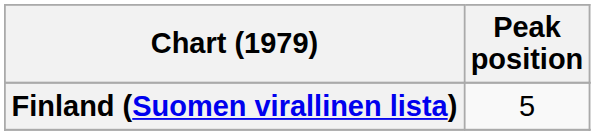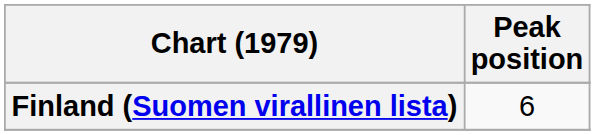(527, 105) 5 -> (527, 105) 6
